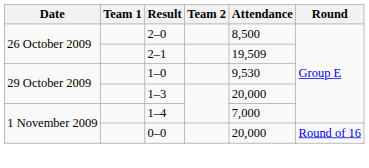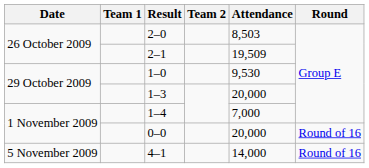(246, 34) 8,500 -> (246, 34) 8,503
+ row: (157, 152)
